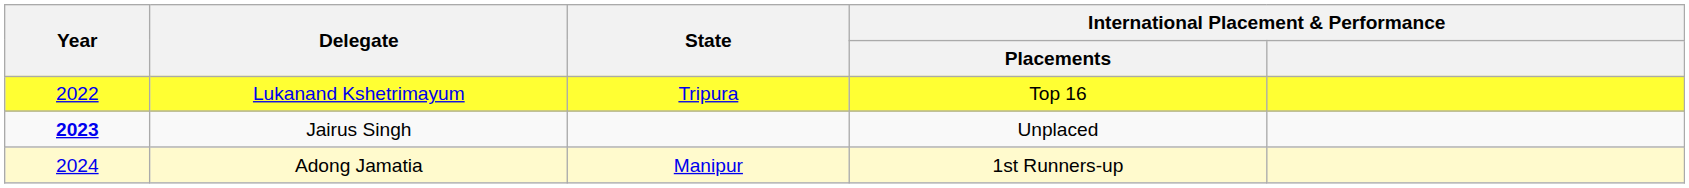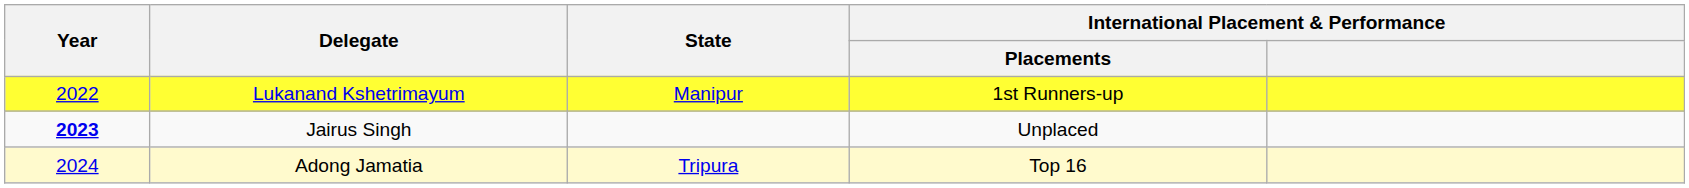(708, 94) Tripura -> (708, 94) Manipur
(1058, 94) Top 16 -> (1058, 94) 1st Runners-up
(708, 165) Manipur -> (708, 165) Tripura
(1058, 165) 1st Runners-up -> (1058, 165) Top 16
